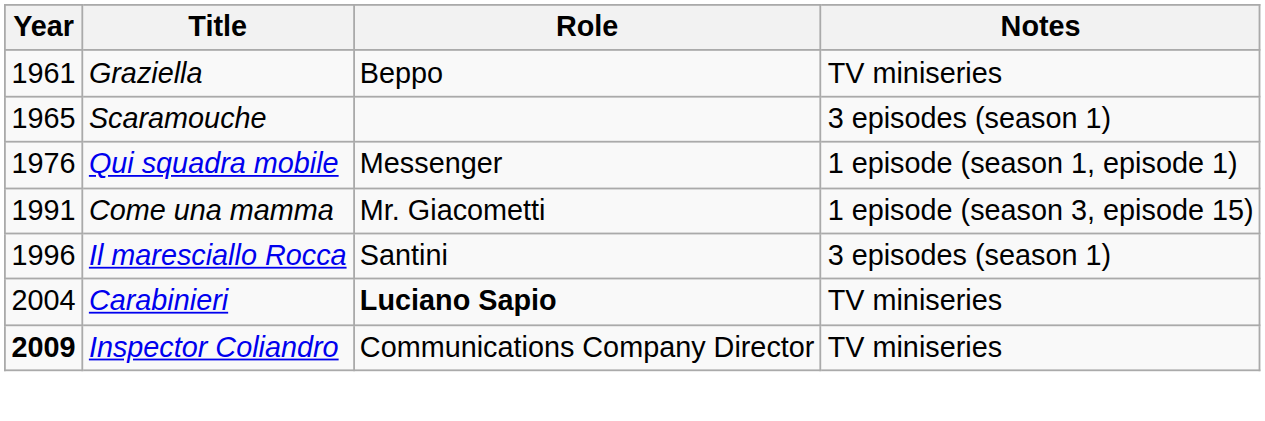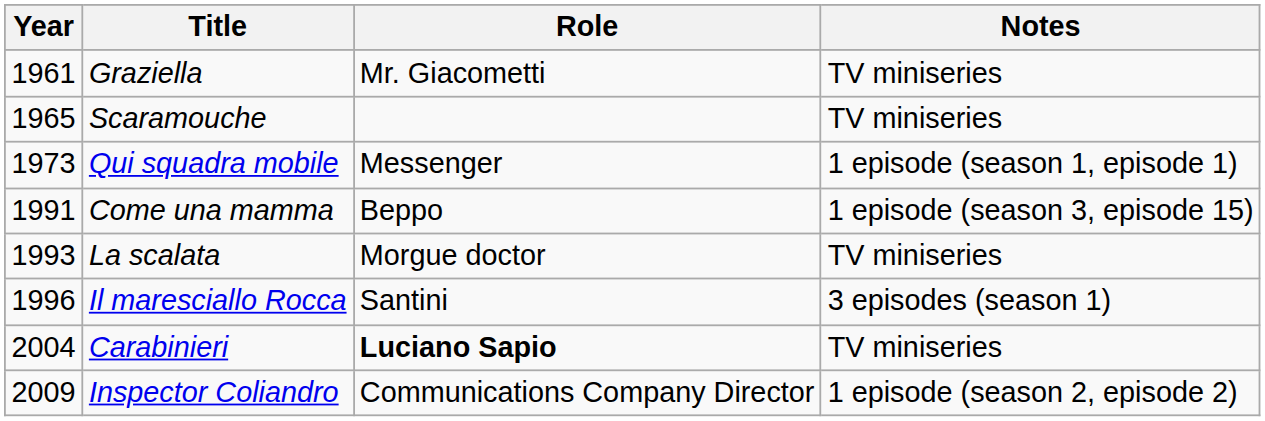(401, 73) Beppo -> (453, 73) Mr. Giacometti
(969, 118) 3 episodes (season 1) -> (915, 118) TV miniseries
(44, 164) 1976 -> (44, 164) 1973
(453, 210) Mr. Giacometti -> (401, 210) Beppo
+ row: (155, 255)
(44, 347) bold -> (44, 392) normal
(915, 347) TV miniseries -> (1033, 392) 1 episode (season 2, episode 2)
